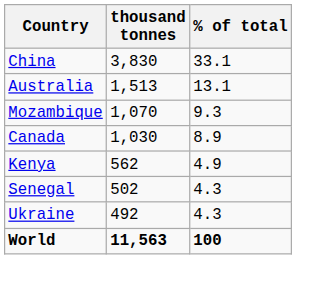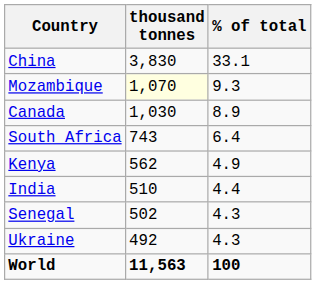- row: (51, 87)
(134, 112) no background -> (153, 87) lightyellow background
+ row: (65, 138)
+ row: (32, 189)
